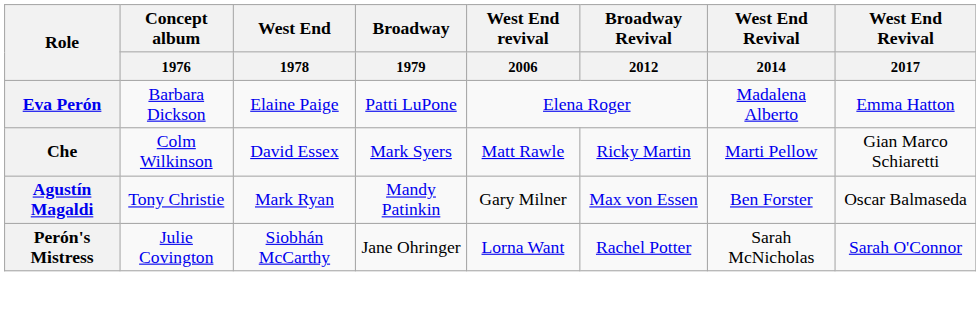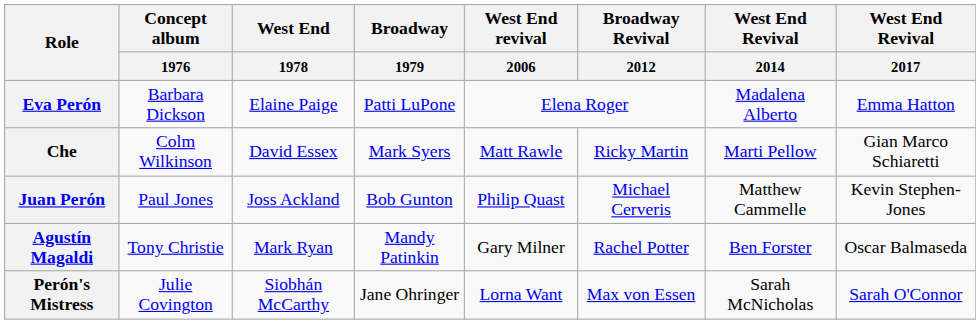+ row: (62, 199)
(644, 199) Max von Essen -> (641, 247) Rachel Potter
(644, 247) Rachel Potter -> (641, 294) Max von Essen
